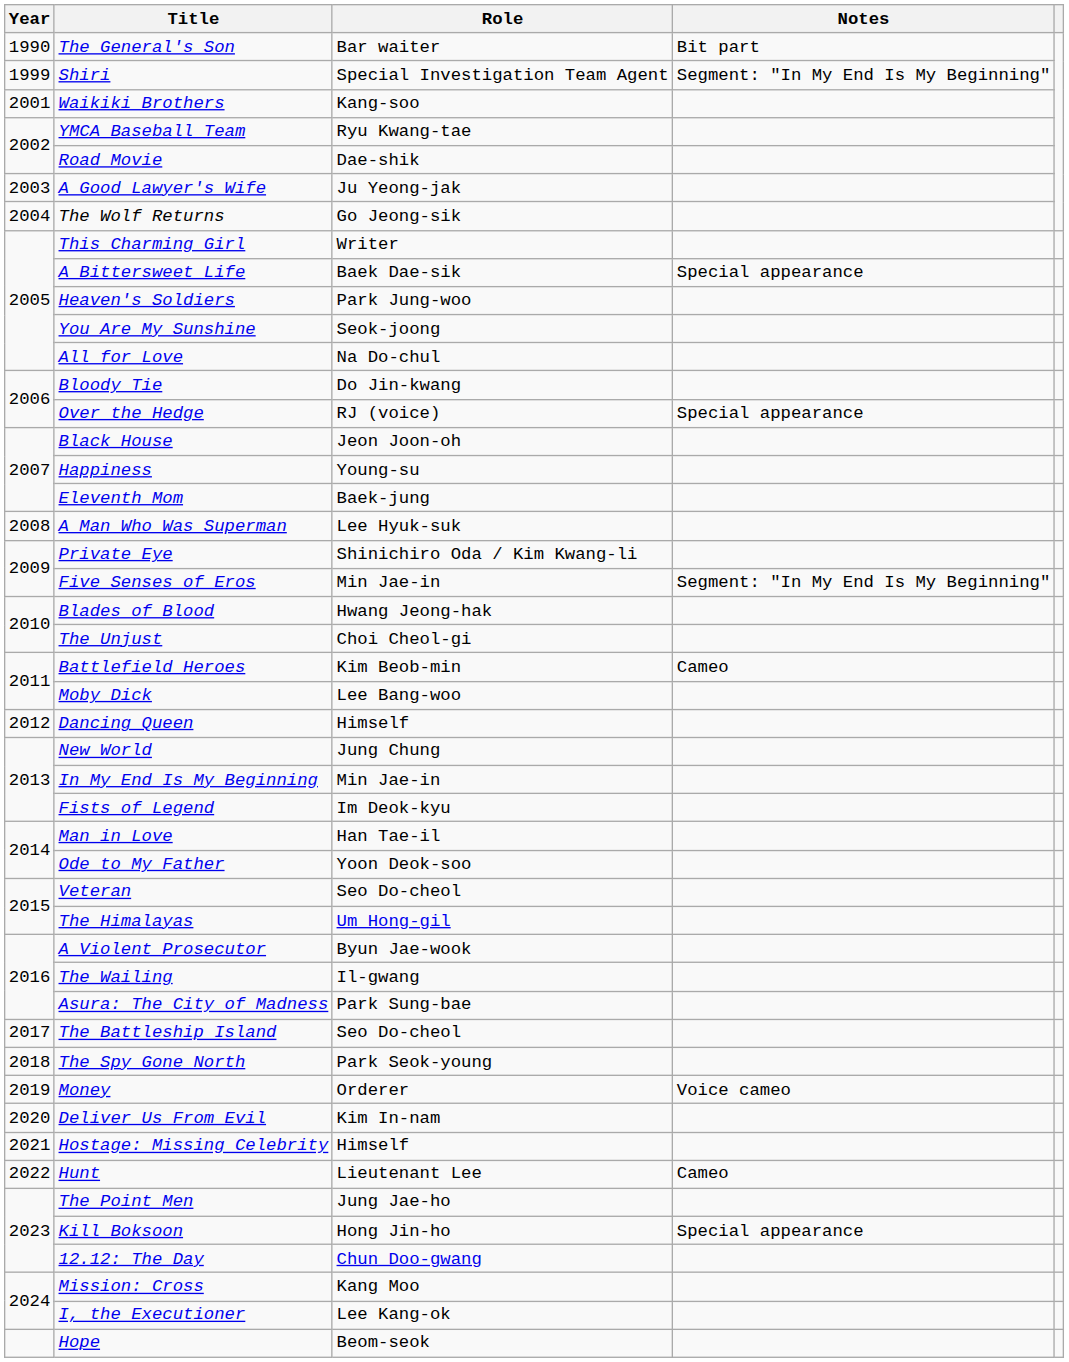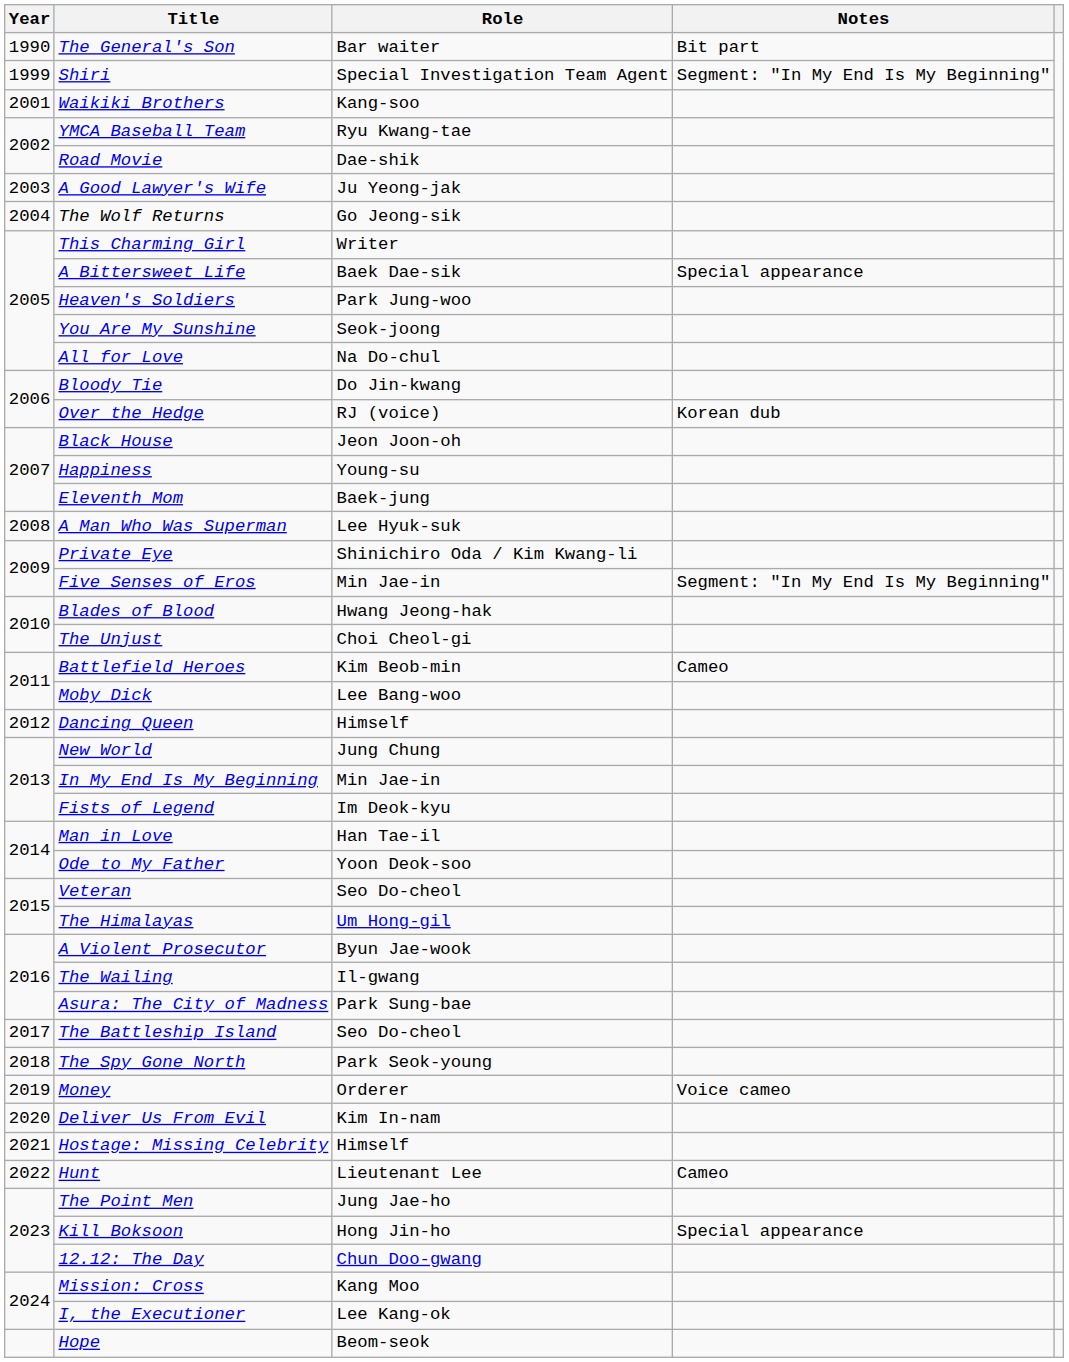(770, 413) Special appearance -> (729, 413) Korean dub
